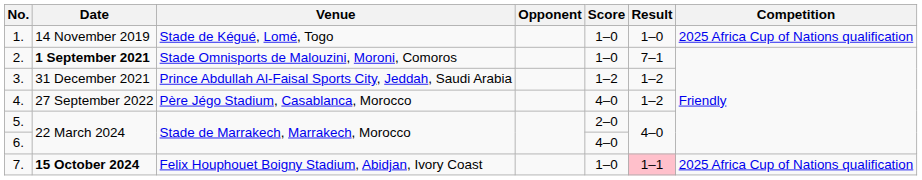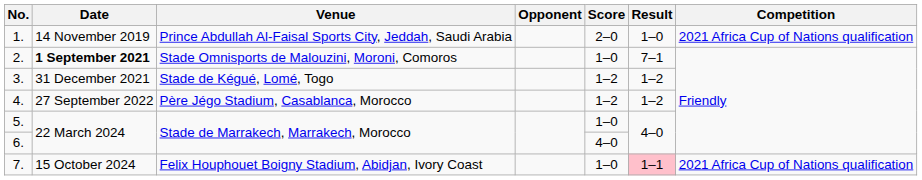(247, 36) Stade de Kégué, Lomé, Togo -> (336, 36) Prince Abdullah Al-Faisal Sports City, Jeddah, Saudi Arabia
(607, 36) 1–0 -> (607, 36) 2–0
(796, 36) 2025 Africa Cup of Nations qualification -> (796, 36) 2021 Africa Cup of Nations qualification
(336, 79) Prince Abdullah Al-Faisal Sports City, Jeddah, Saudi Arabia -> (247, 79) Stade de Kégué, Lomé, Togo
(607, 100) 4–0 -> (607, 100) 1–2
(607, 121) 2–0 -> (607, 121) 1–0
(87, 164) bold -> (85, 164) normal
(796, 164) 2025 Africa Cup of Nations qualification -> (796, 164) 2021 Africa Cup of Nations qualification
